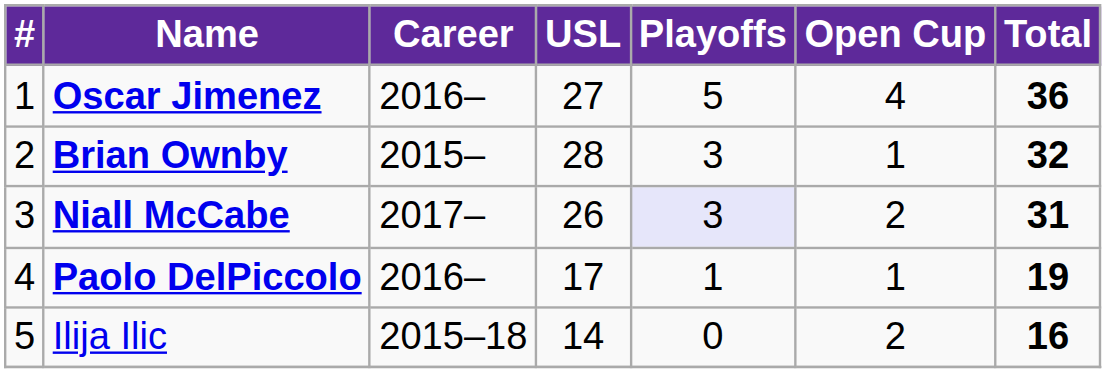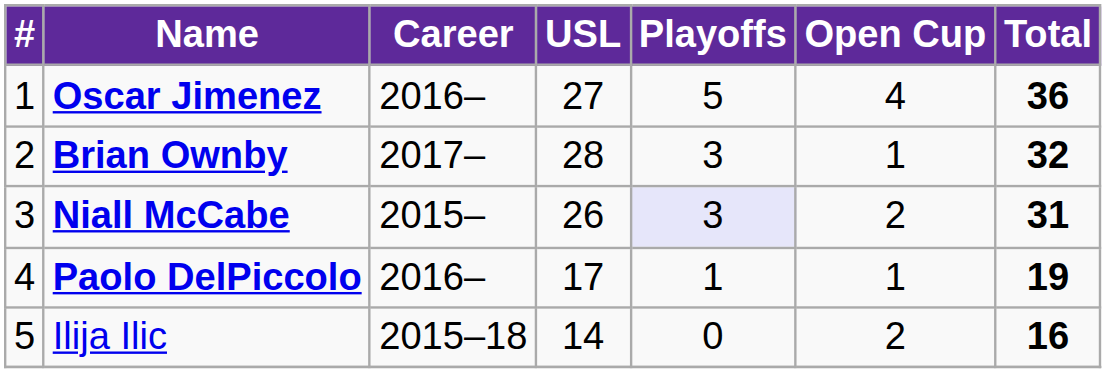(432, 155) 2015– -> (432, 155) 2017–
(432, 215) 2017– -> (432, 215) 2015–
